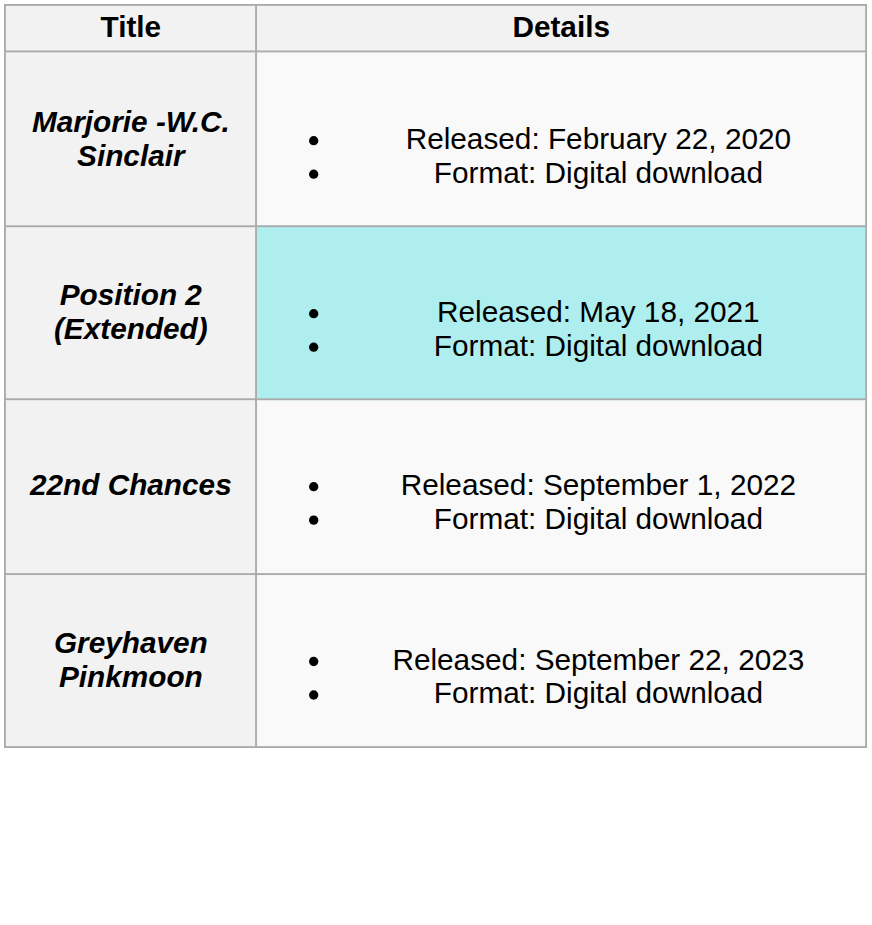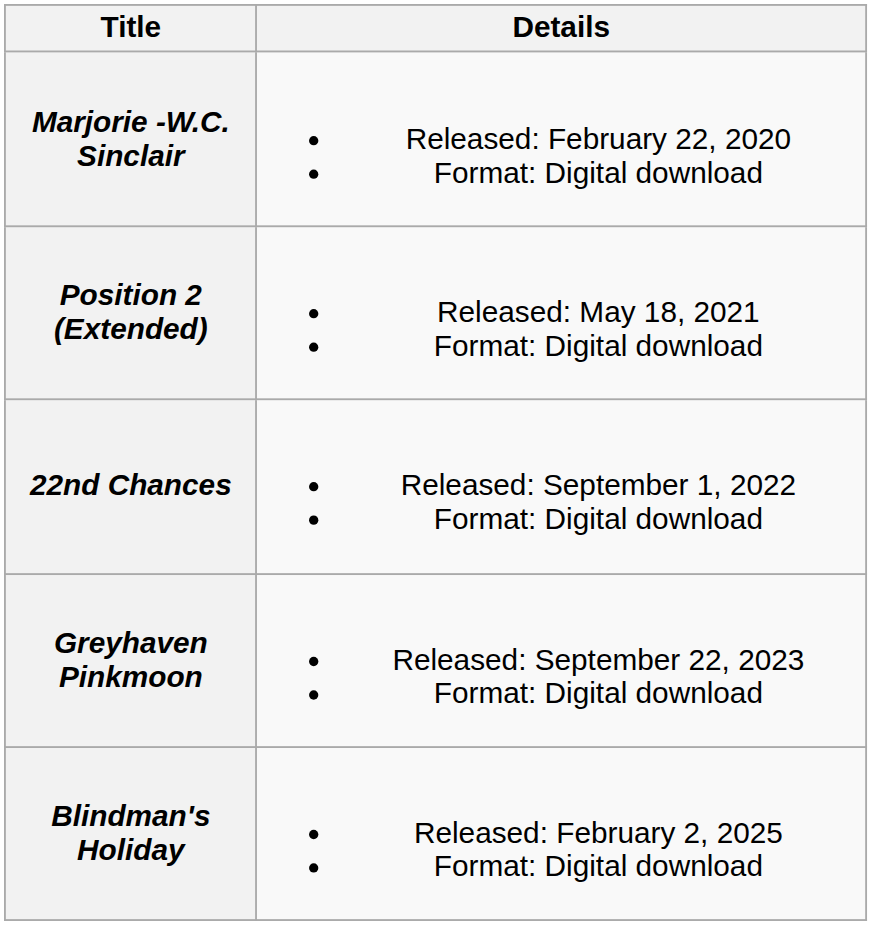(561, 329) paleturquoise background -> (561, 329) no background
+ row: (131, 833)
